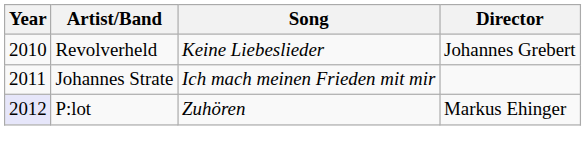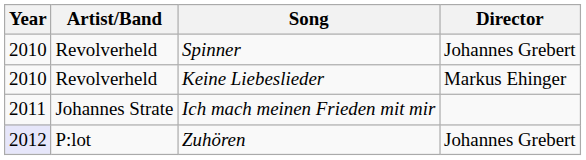+ row: (211, 49)
(510, 49) Johannes Grebert -> (505, 79) Markus Ehinger
(505, 109) Markus Ehinger -> (510, 139) Johannes Grebert
